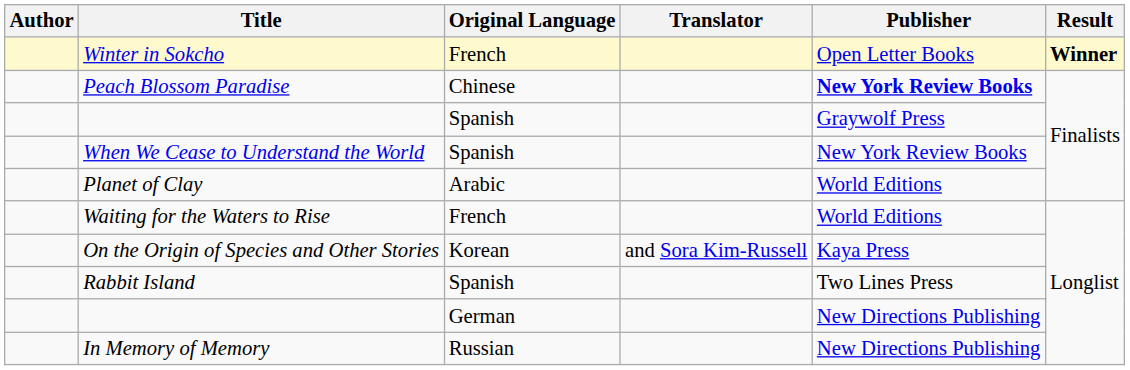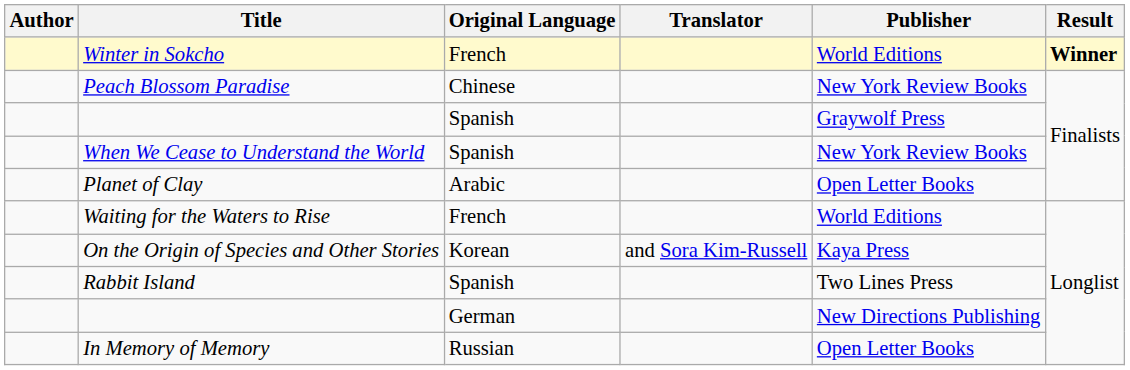(895, 53) Open Letter Books -> (879, 53) World Editions
(925, 86) bold -> (922, 86) normal
(879, 184) World Editions -> (895, 184) Open Letter Books
(929, 348) New Directions Publishing -> (895, 348) Open Letter Books
